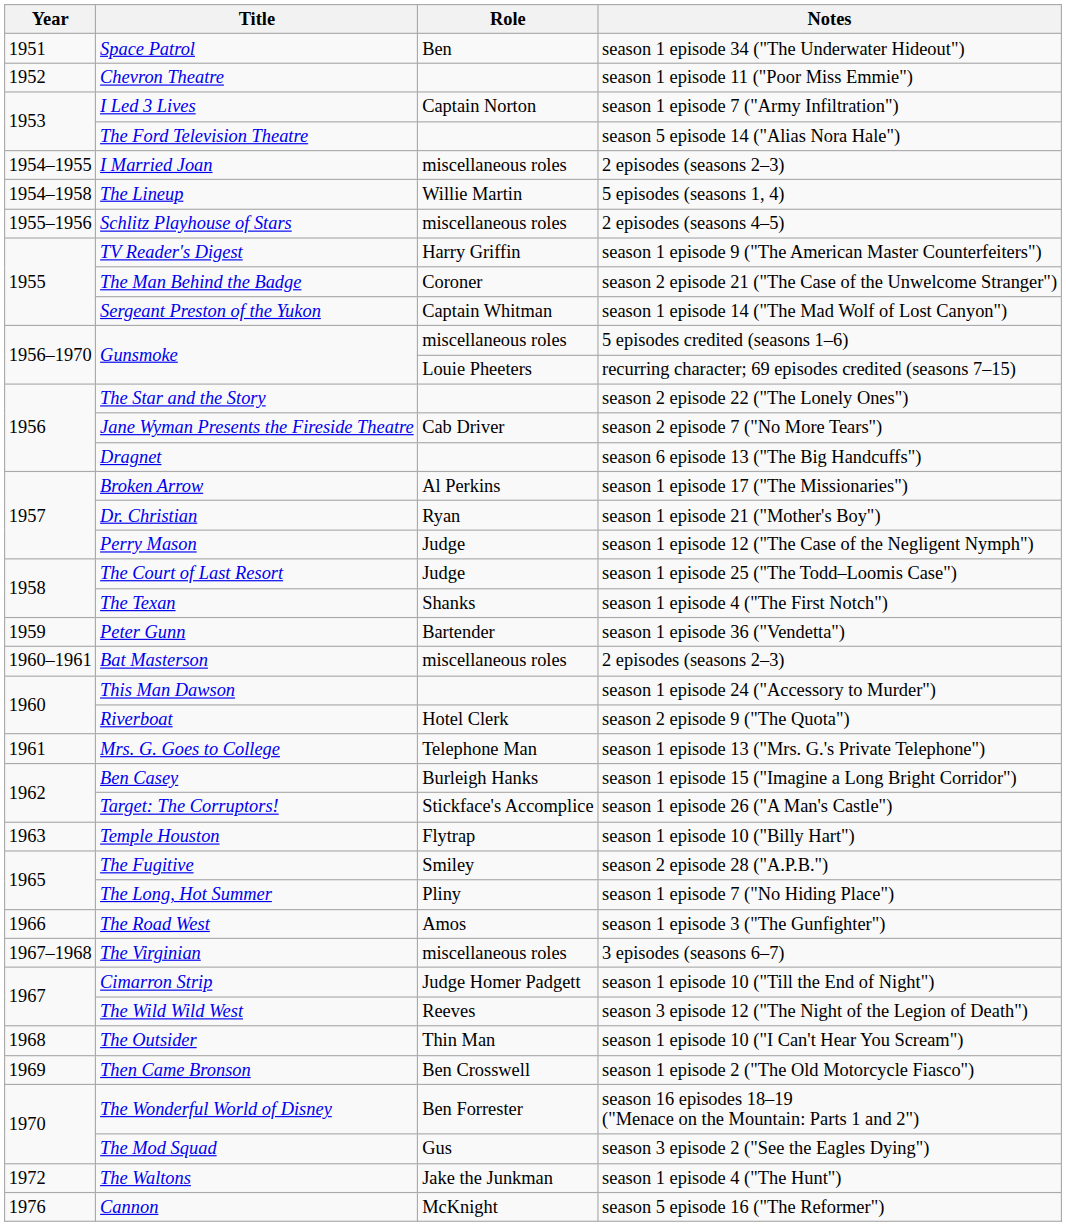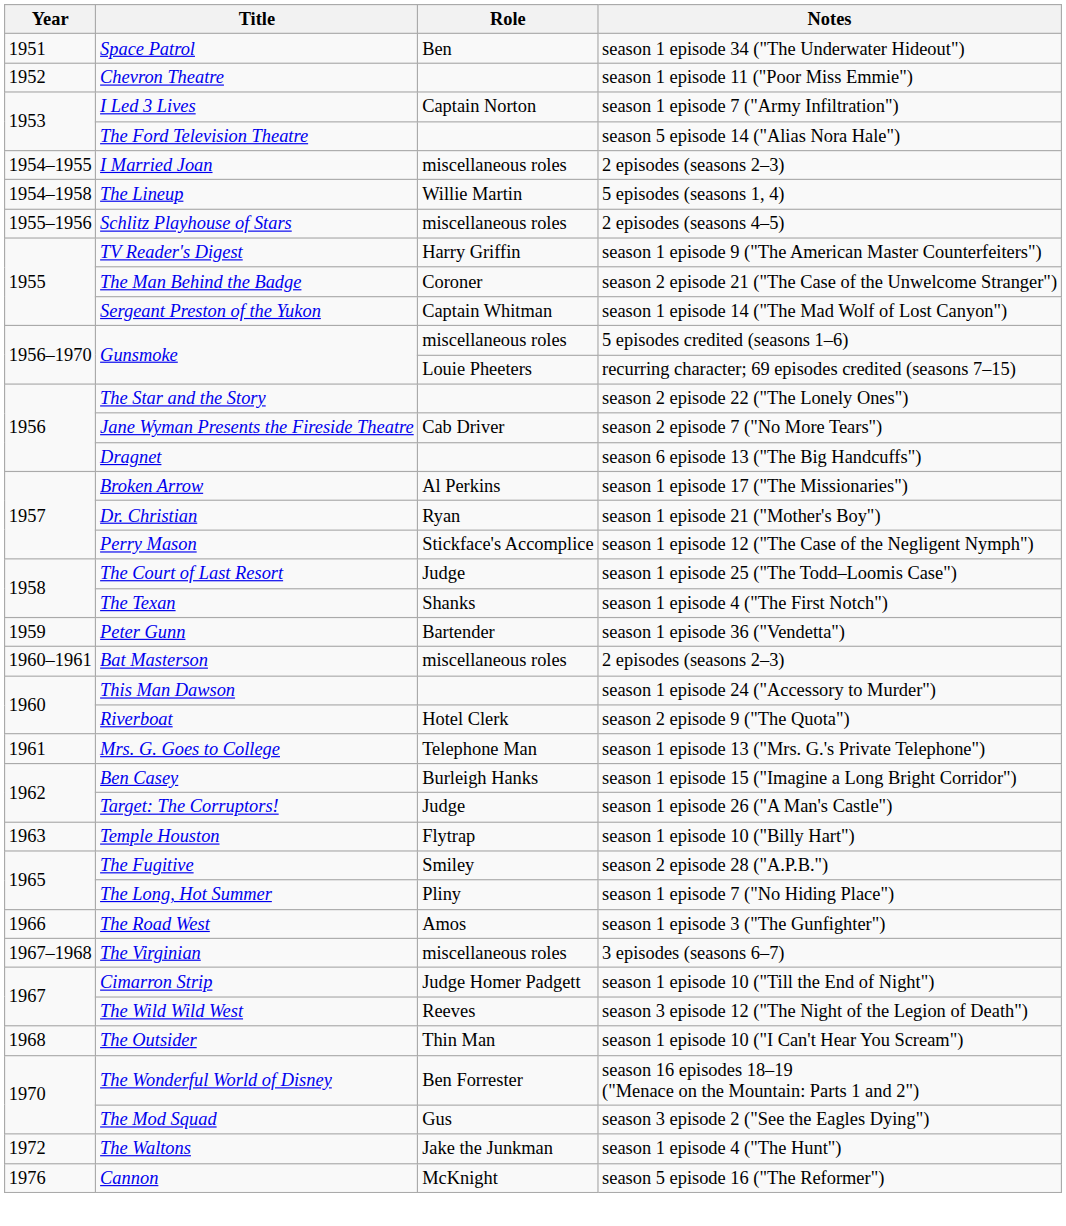(444, 544) Judge -> (508, 544) Stickface's Accomplice
(508, 806) Stickface's Accomplice -> (444, 806) Judge
- row: (175, 1069)
